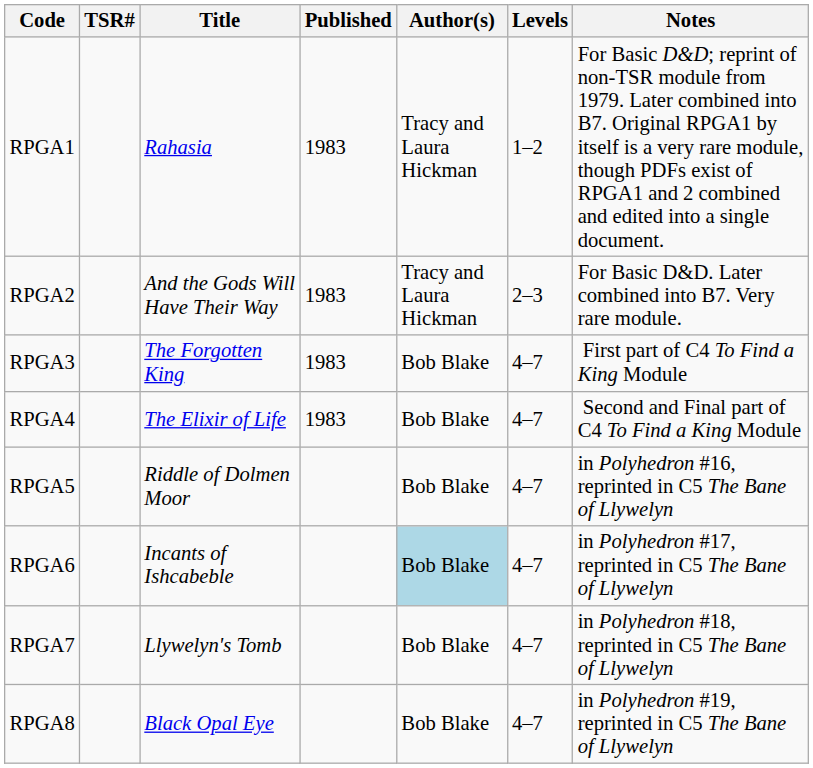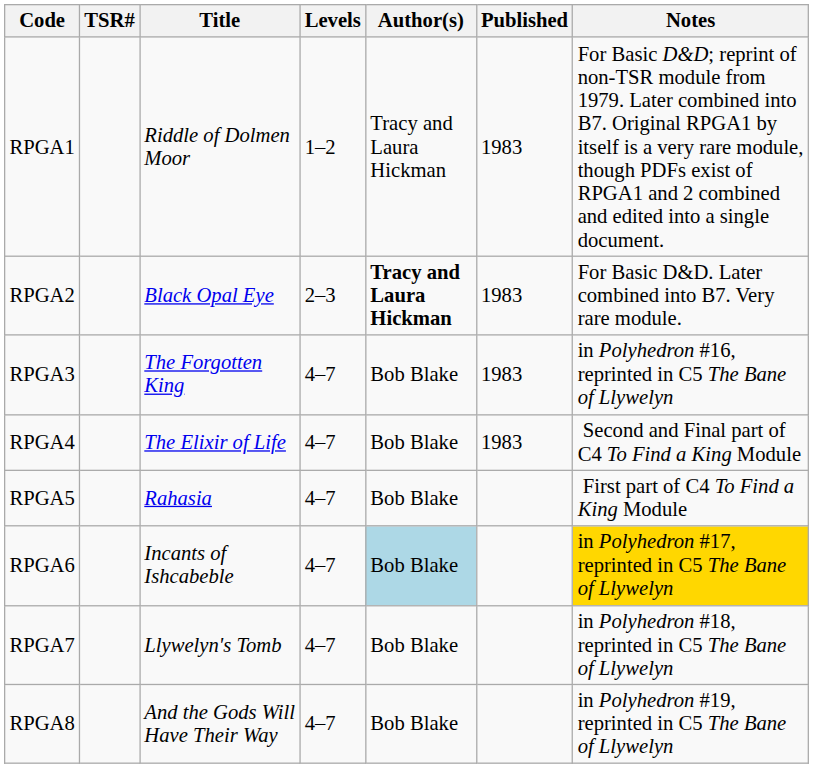columns swapped: (540, 20) <-> (348, 20)
(178, 146) Rahasia -> (217, 146) Riddle of Dolmen Moor
(220, 295) And the Gods Will Have Their Way -> (209, 295) Black Opal Eye
(443, 295) normal -> (415, 295) bold
(686, 362) First part of C4 To Find a King Module -> (682, 374) in Polyhedron #16, reprinted in C5 The Bane of Llywelyn
(217, 486) Riddle of Dolmen Moor -> (178, 498) Rahasia
(682, 486) in Polyhedron #16, reprinted in C5 The Bane of Llywelyn -> (686, 498) First part of C4 To Find a King Module
(682, 565) no background -> (682, 565) gold background
(209, 723) Black Opal Eye -> (220, 723) And the Gods Will Have Their Way
